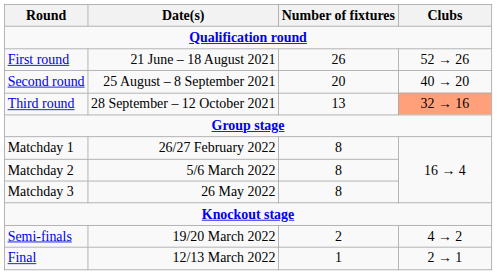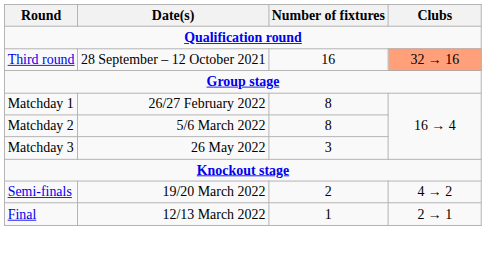- row: (38, 59)
- row: (46, 81)
(338, 103) 13 -> (328, 59) 16
(338, 192) 8 -> (328, 147) 3
